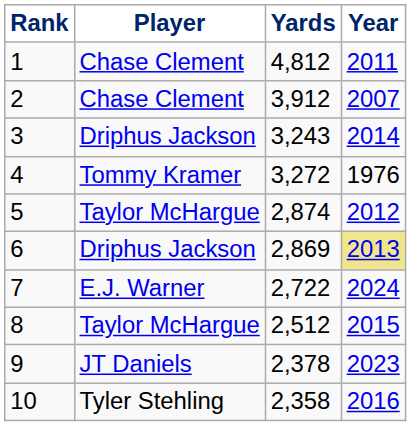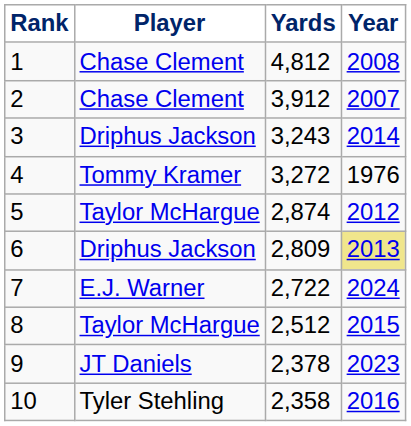(372, 61) 2011 -> (373, 61) 2008
(301, 250) 2,869 -> (301, 250) 2,809
